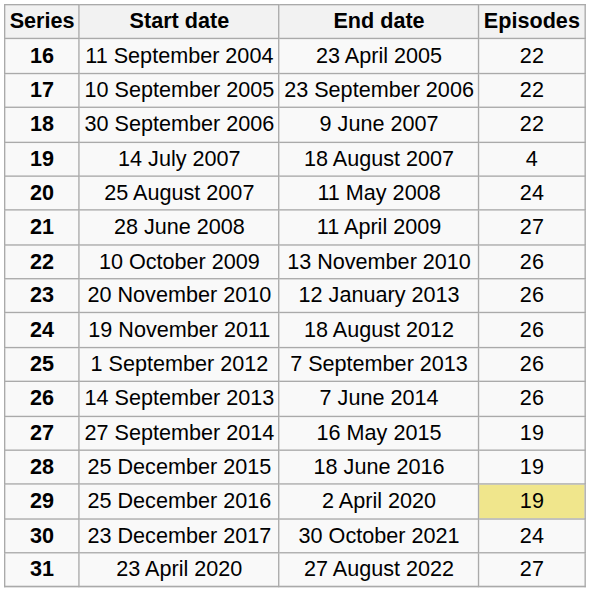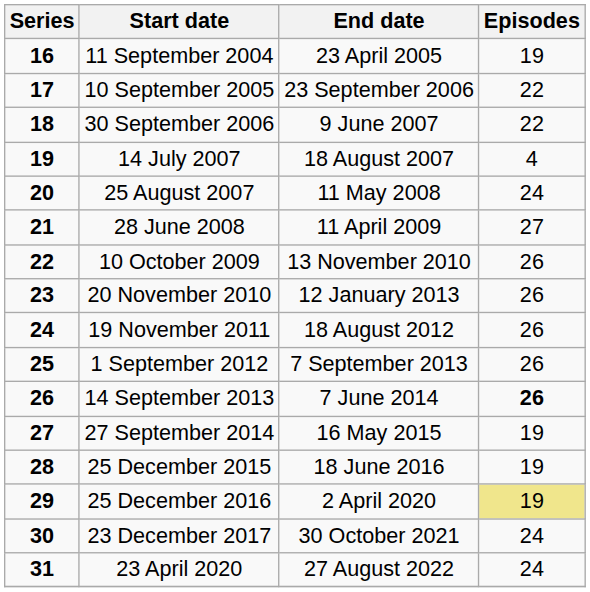(532, 55) 22 -> (532, 55) 19
(532, 398) normal -> (532, 398) bold
(532, 569) 27 -> (532, 569) 24
